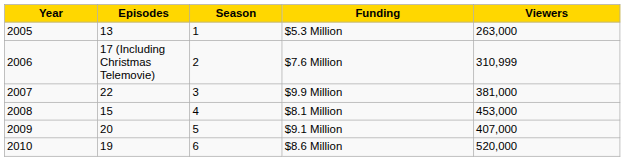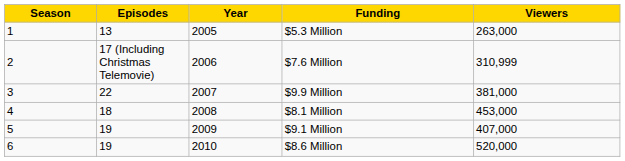columns swapped: (236, 13) <-> (51, 13)
(106, 111) 15 -> (106, 111) 18
(106, 129) 20 -> (106, 129) 19
